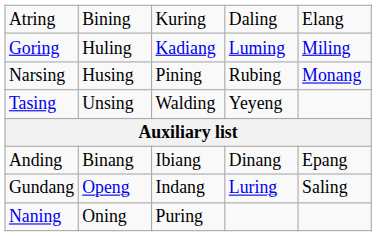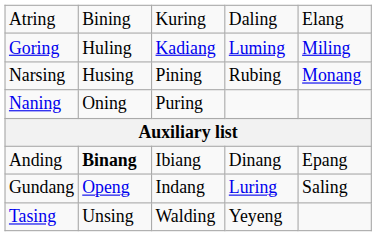rows swapped: (32, 103) <-> (35, 216)
(108, 160) normal -> (109, 160) bold
